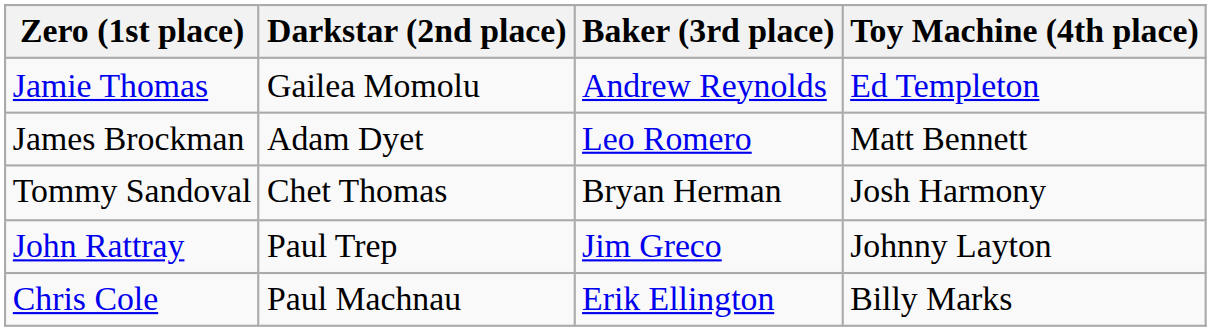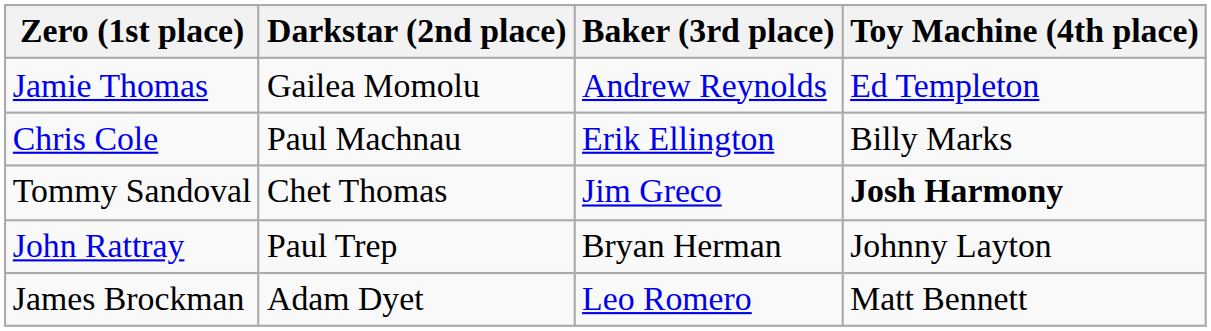rows swapped: (86, 298) <-> (129, 138)
(682, 191) Bryan Herman -> (652, 191) Jim Greco
(948, 191) normal -> (957, 191) bold
(652, 245) Jim Greco -> (682, 245) Bryan Herman
